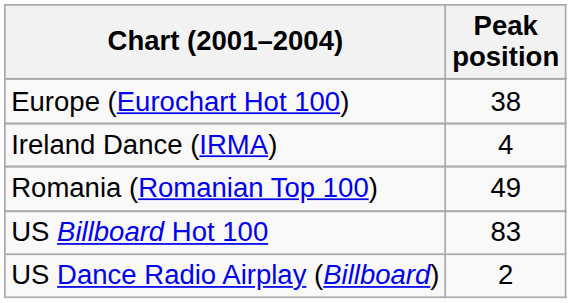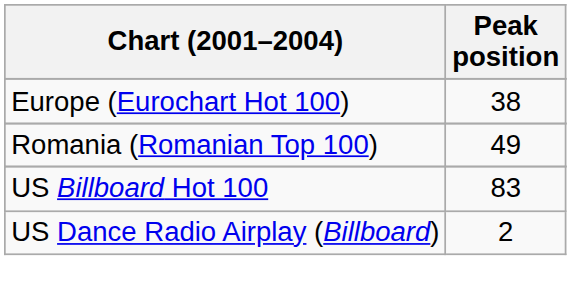- row: (144, 144)
